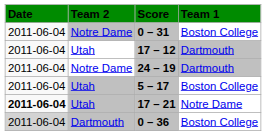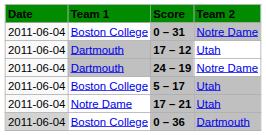columns swapped: (200, 13) <-> (90, 13)
(37, 104) bold -> (37, 104) normal
